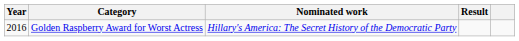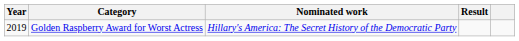(17, 28) 2016 -> (17, 28) 2019
